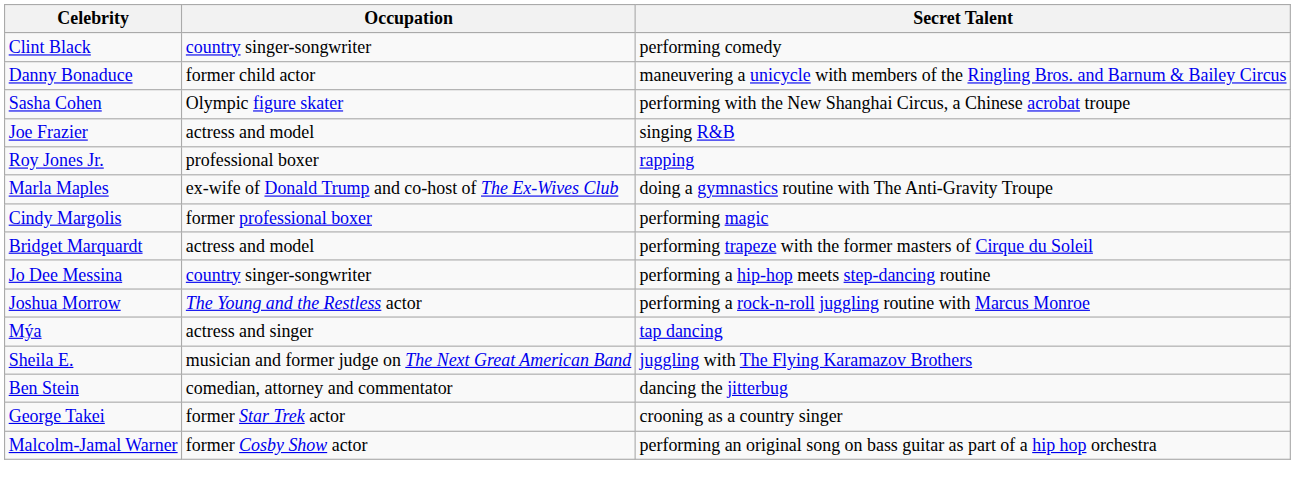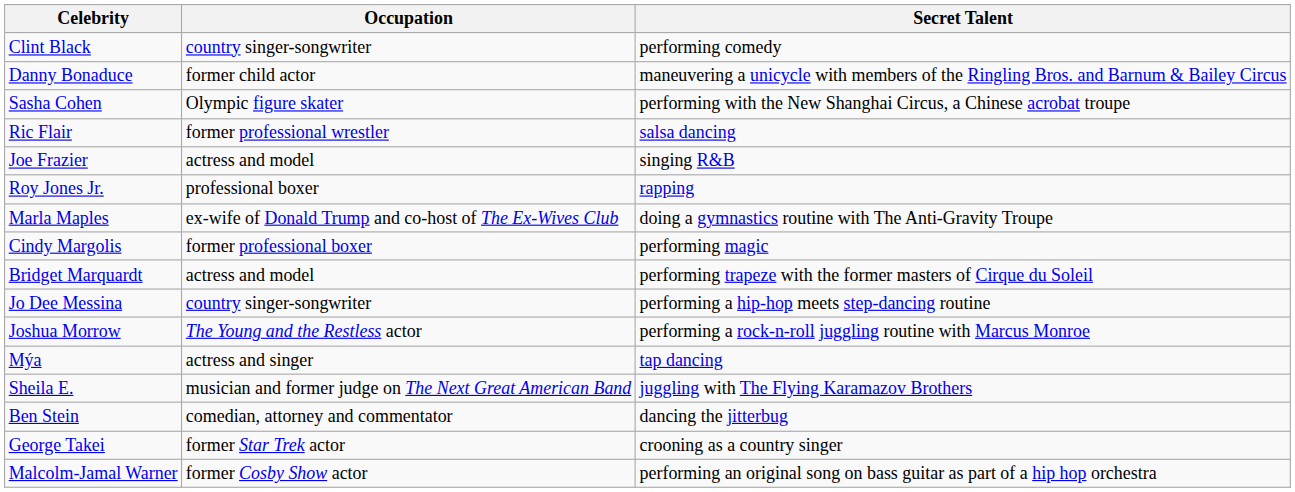+ row: (40, 132)
